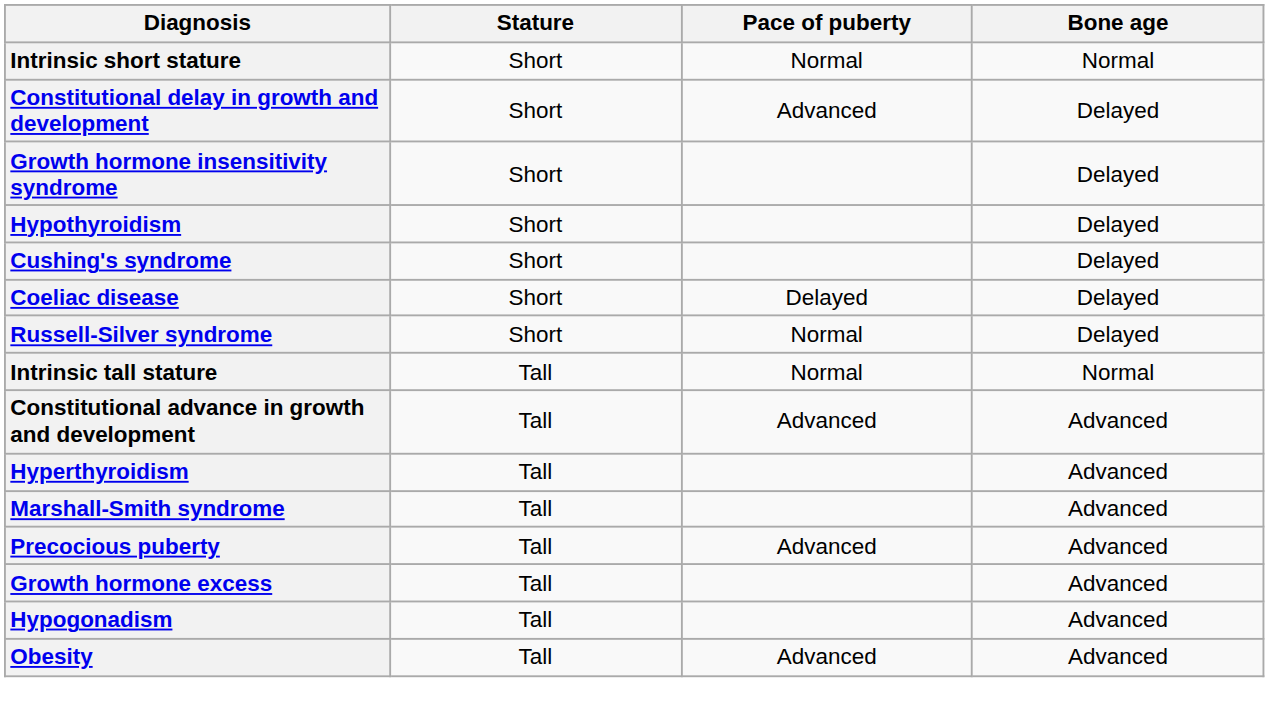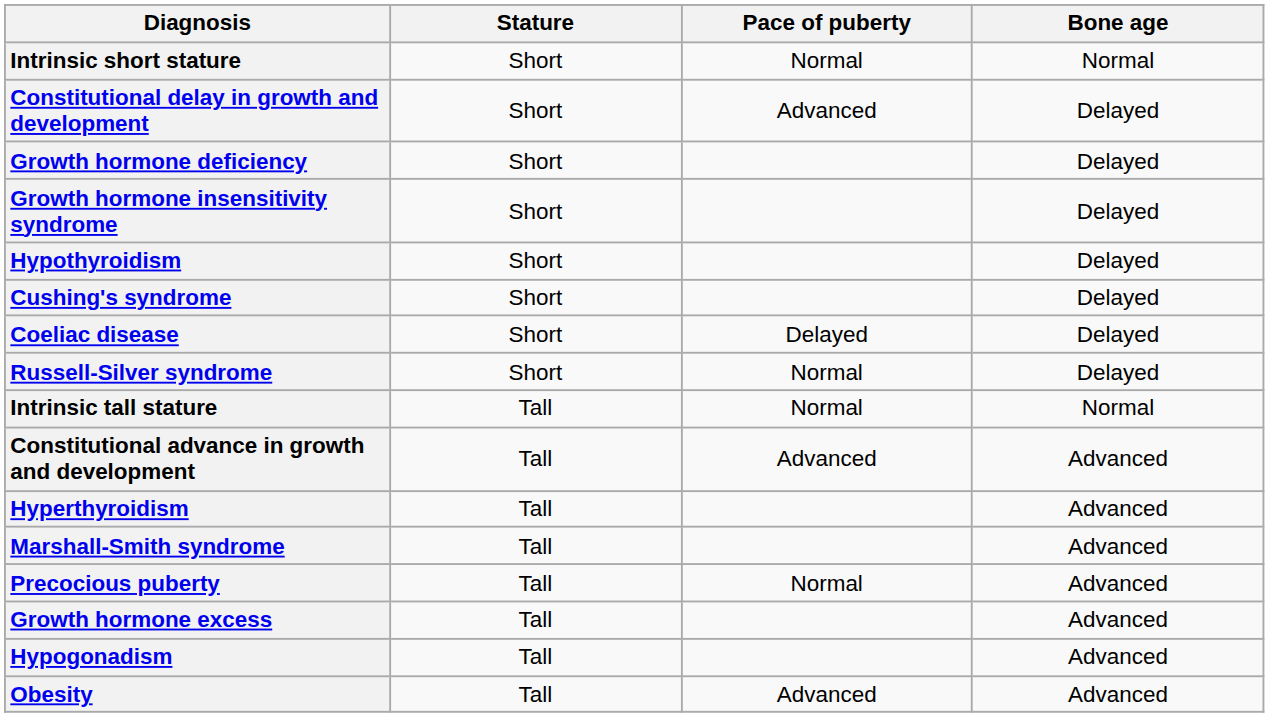+ row: (159, 161)
(827, 546) Advanced -> (827, 583) Normal
